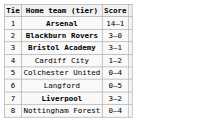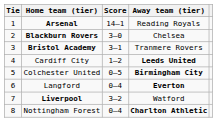+ column: (169, 11)
(115, 73) 0–4 -> (115, 73) 0–5
(115, 86) 0–5 -> (115, 86) 0–4
